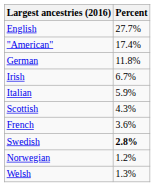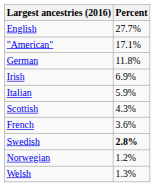(128, 45) 17.4% -> (128, 45) 17.1%
(126, 77) 6.7% -> (126, 77) 6.9%
